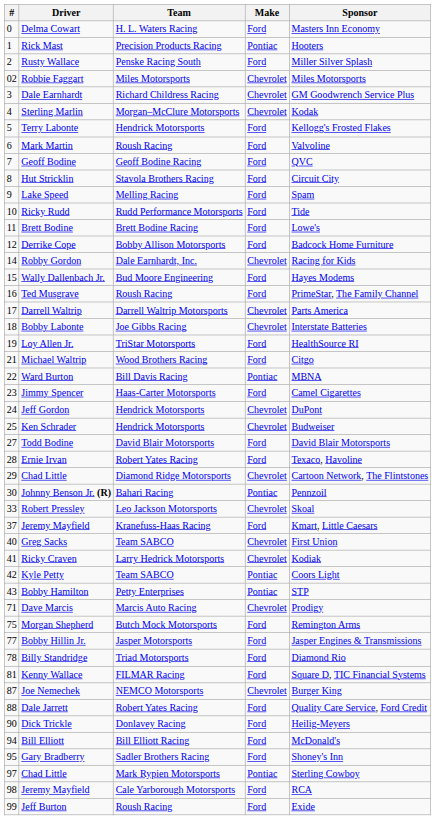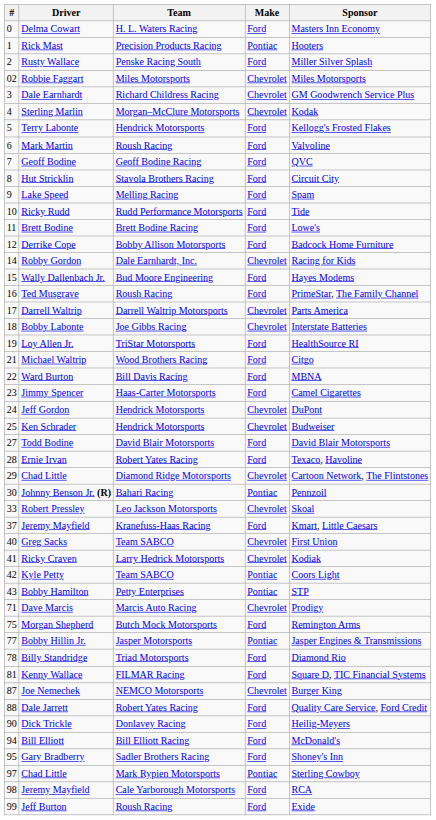(262, 376) Pontiac -> (257, 376) Ford
(257, 641) Ford -> (262, 641) Pontiac
